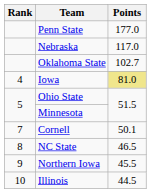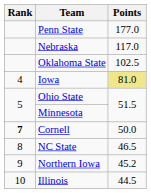(127, 63) 102.7 -> (127, 63) 102.5
(20, 130) normal -> (20, 130) bold
(127, 130) 50.1 -> (127, 130) 50.0
(127, 163) 45.5 -> (127, 163) 45.2
